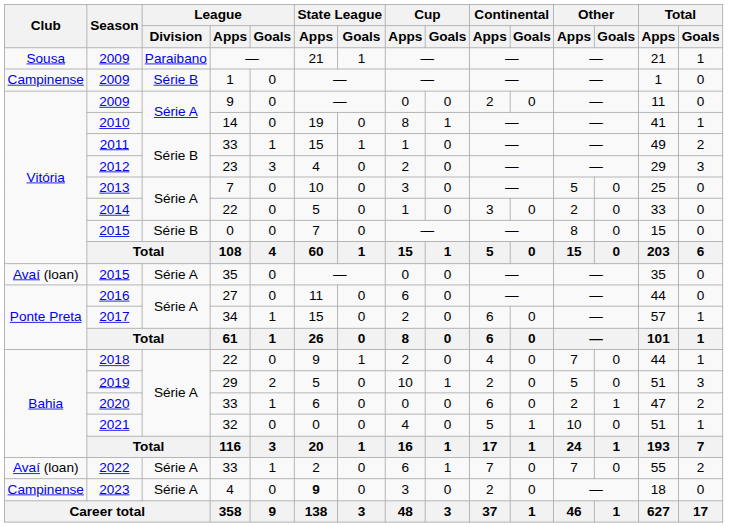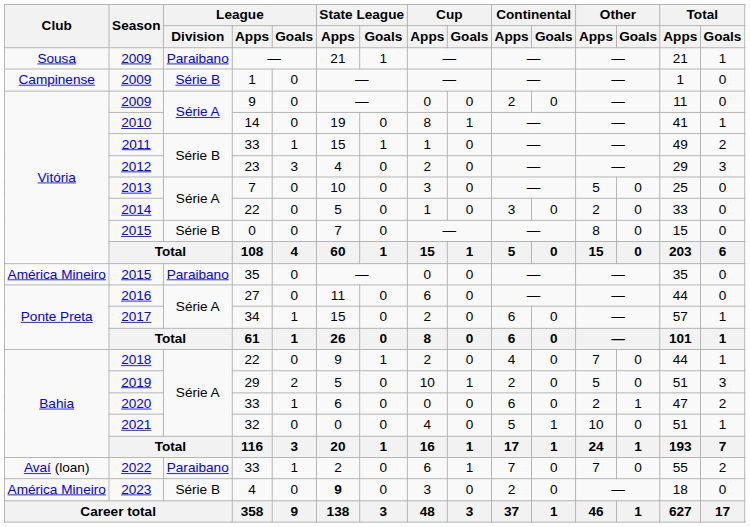(46, 274) Avaí (loan) -> (57, 274) América Mineiro
(176, 274) Série A -> (198, 274) Paraibano
(176, 468) Série A -> (198, 468) Paraibano
(46, 489) Campinense -> (57, 489) América Mineiro
(176, 489) Série A -> (198, 489) Série B
